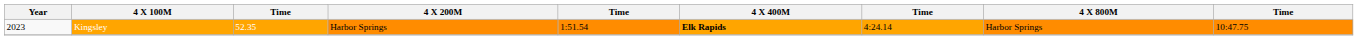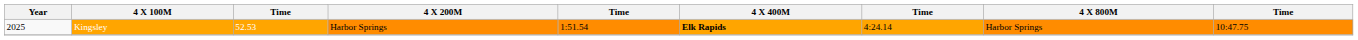(16, 26) 2023 -> (16, 26) 2025
(246, 26) 52.35 -> (246, 26) 52.53
